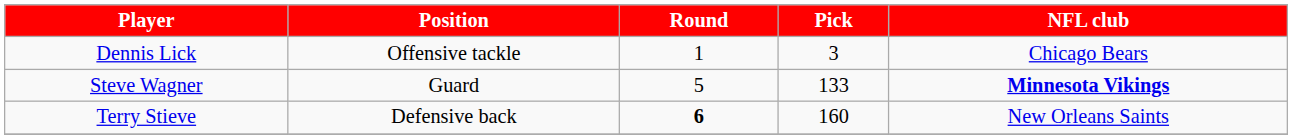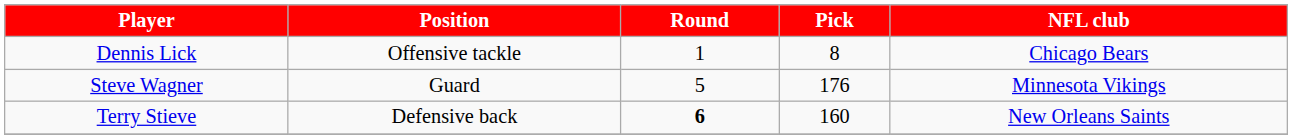(834, 52) 3 -> (835, 52) 8
(834, 85) 133 -> (835, 85) 176
(1088, 85) bold -> (1089, 85) normal
